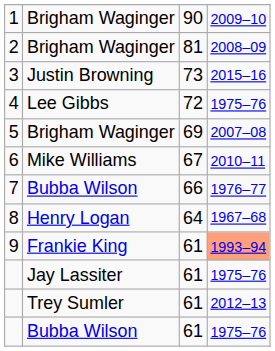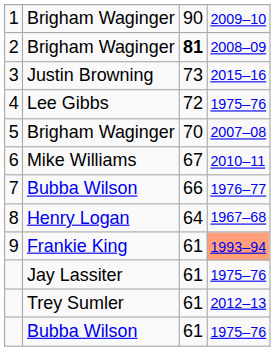(193, 47) normal -> (193, 47) bold
(193, 132) 69 -> (193, 132) 70
